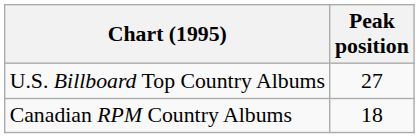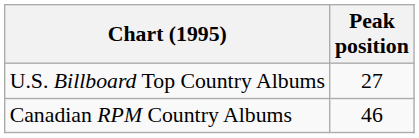(372, 115) 18 -> (372, 115) 46
